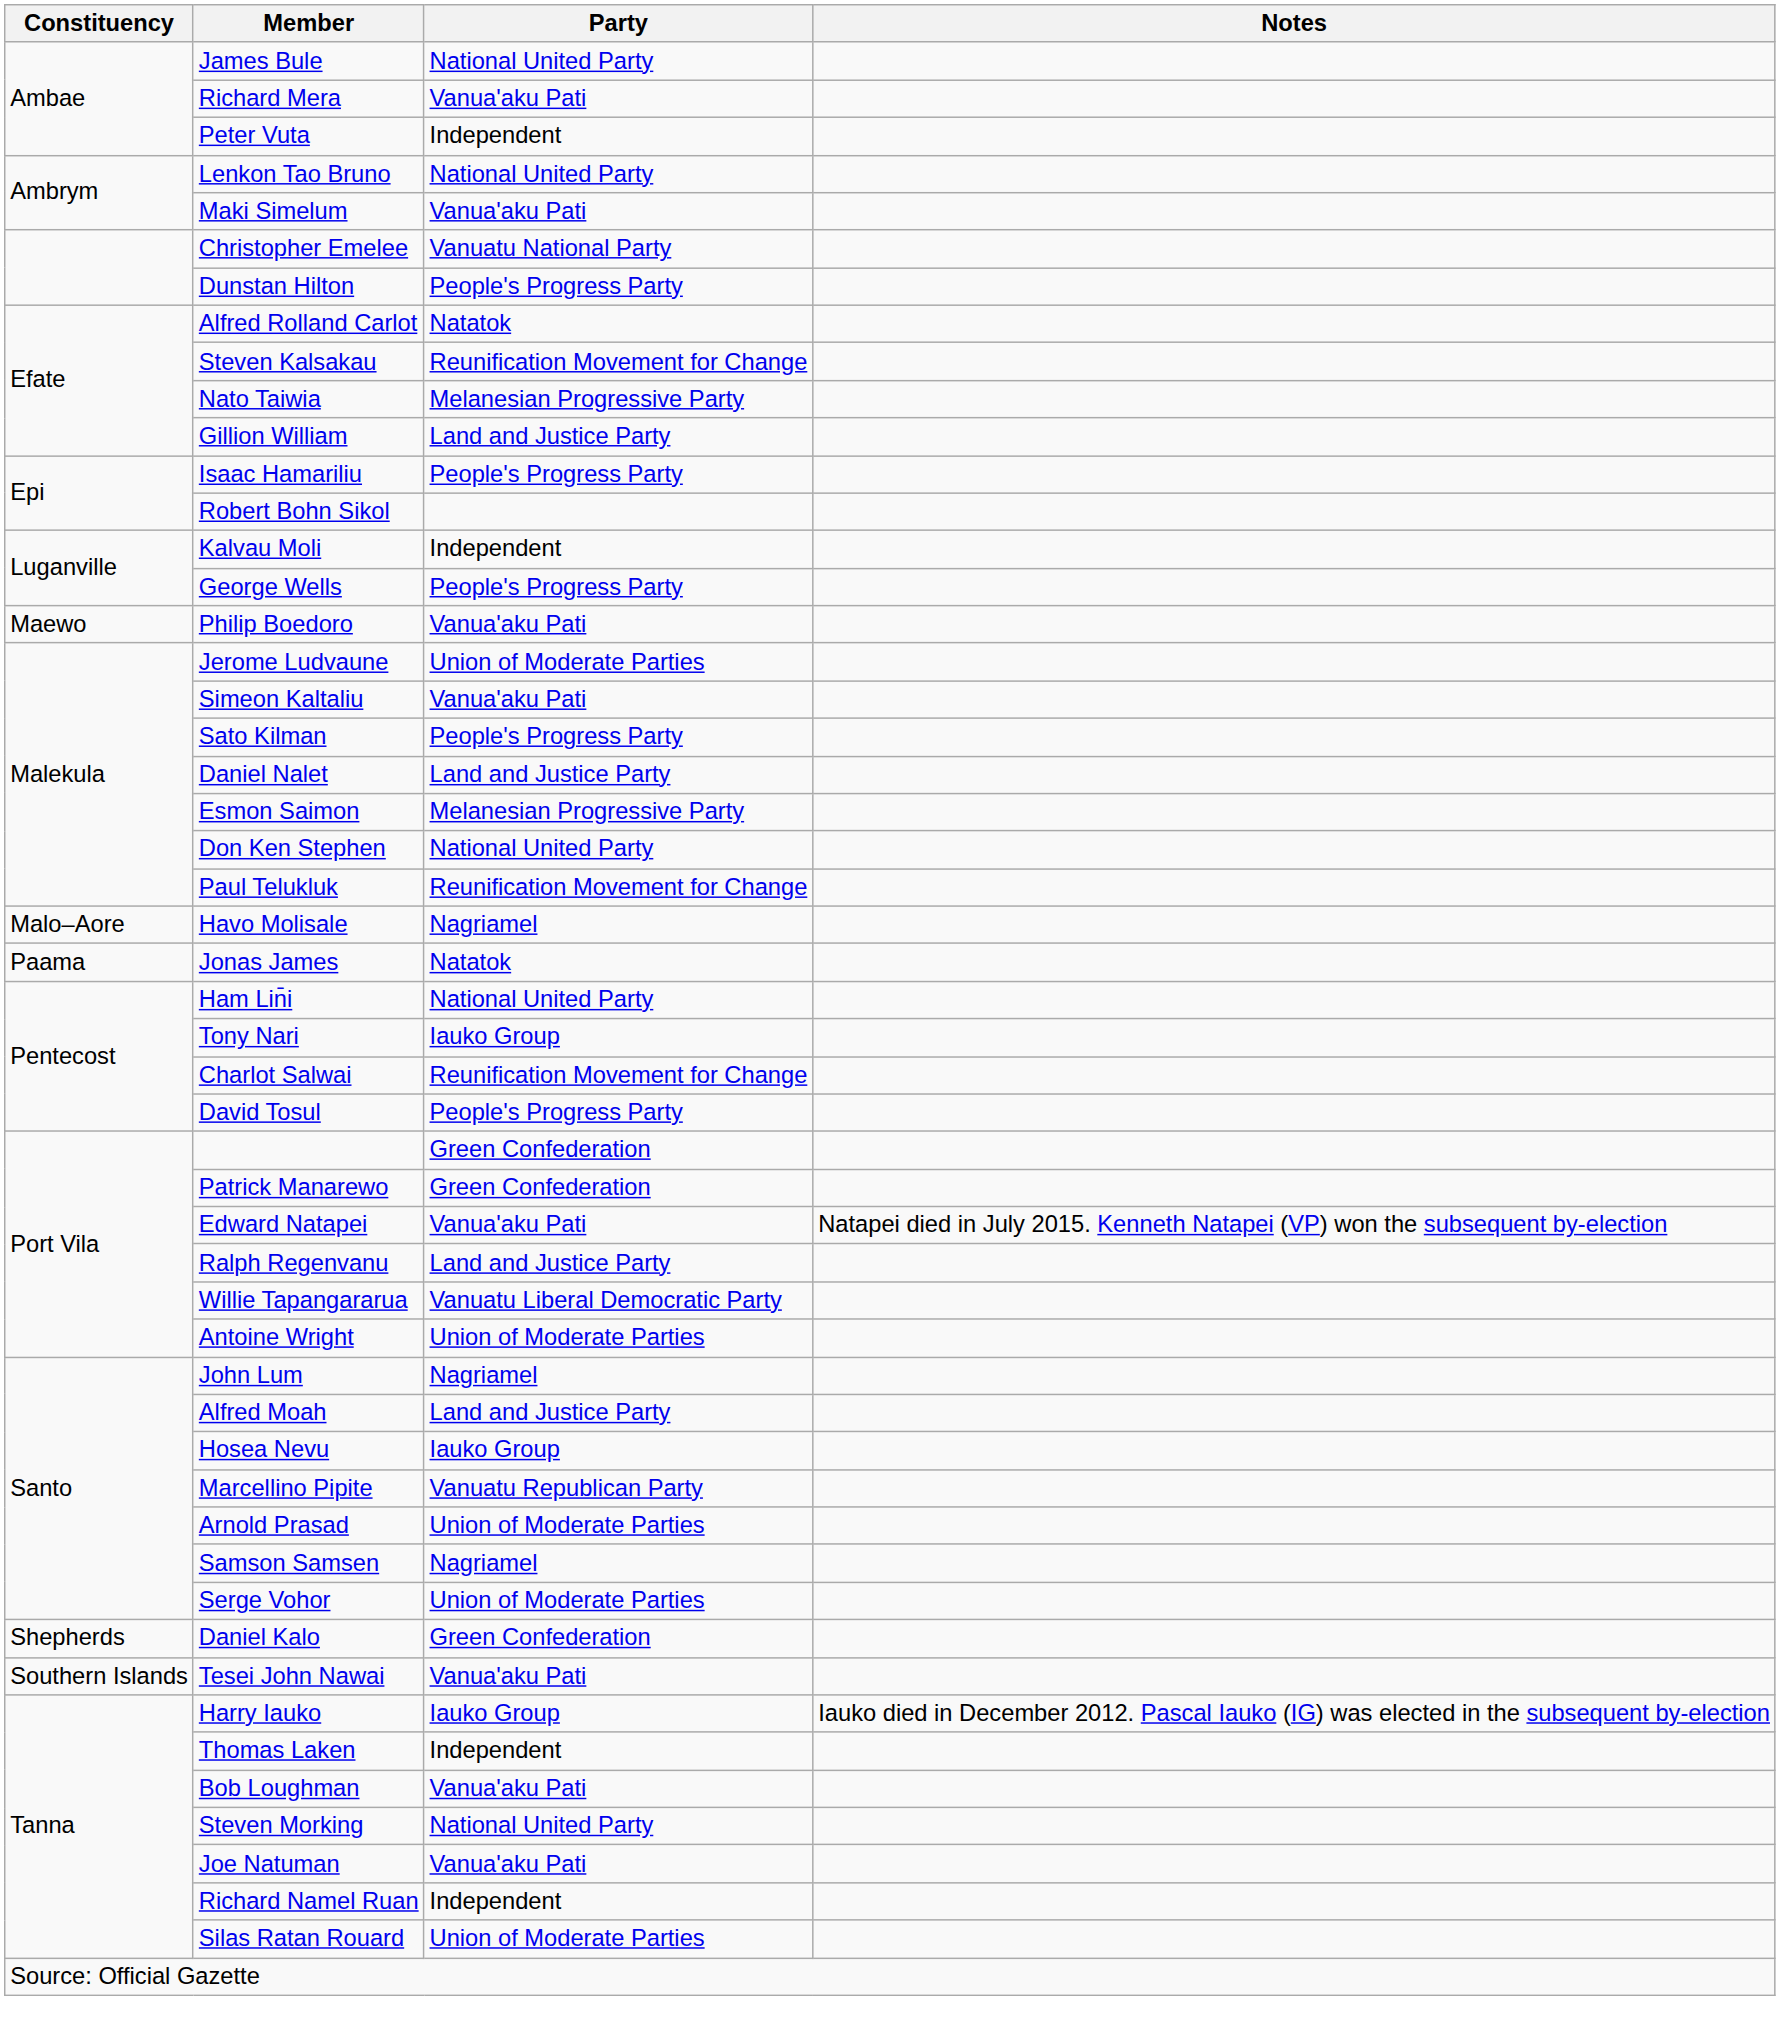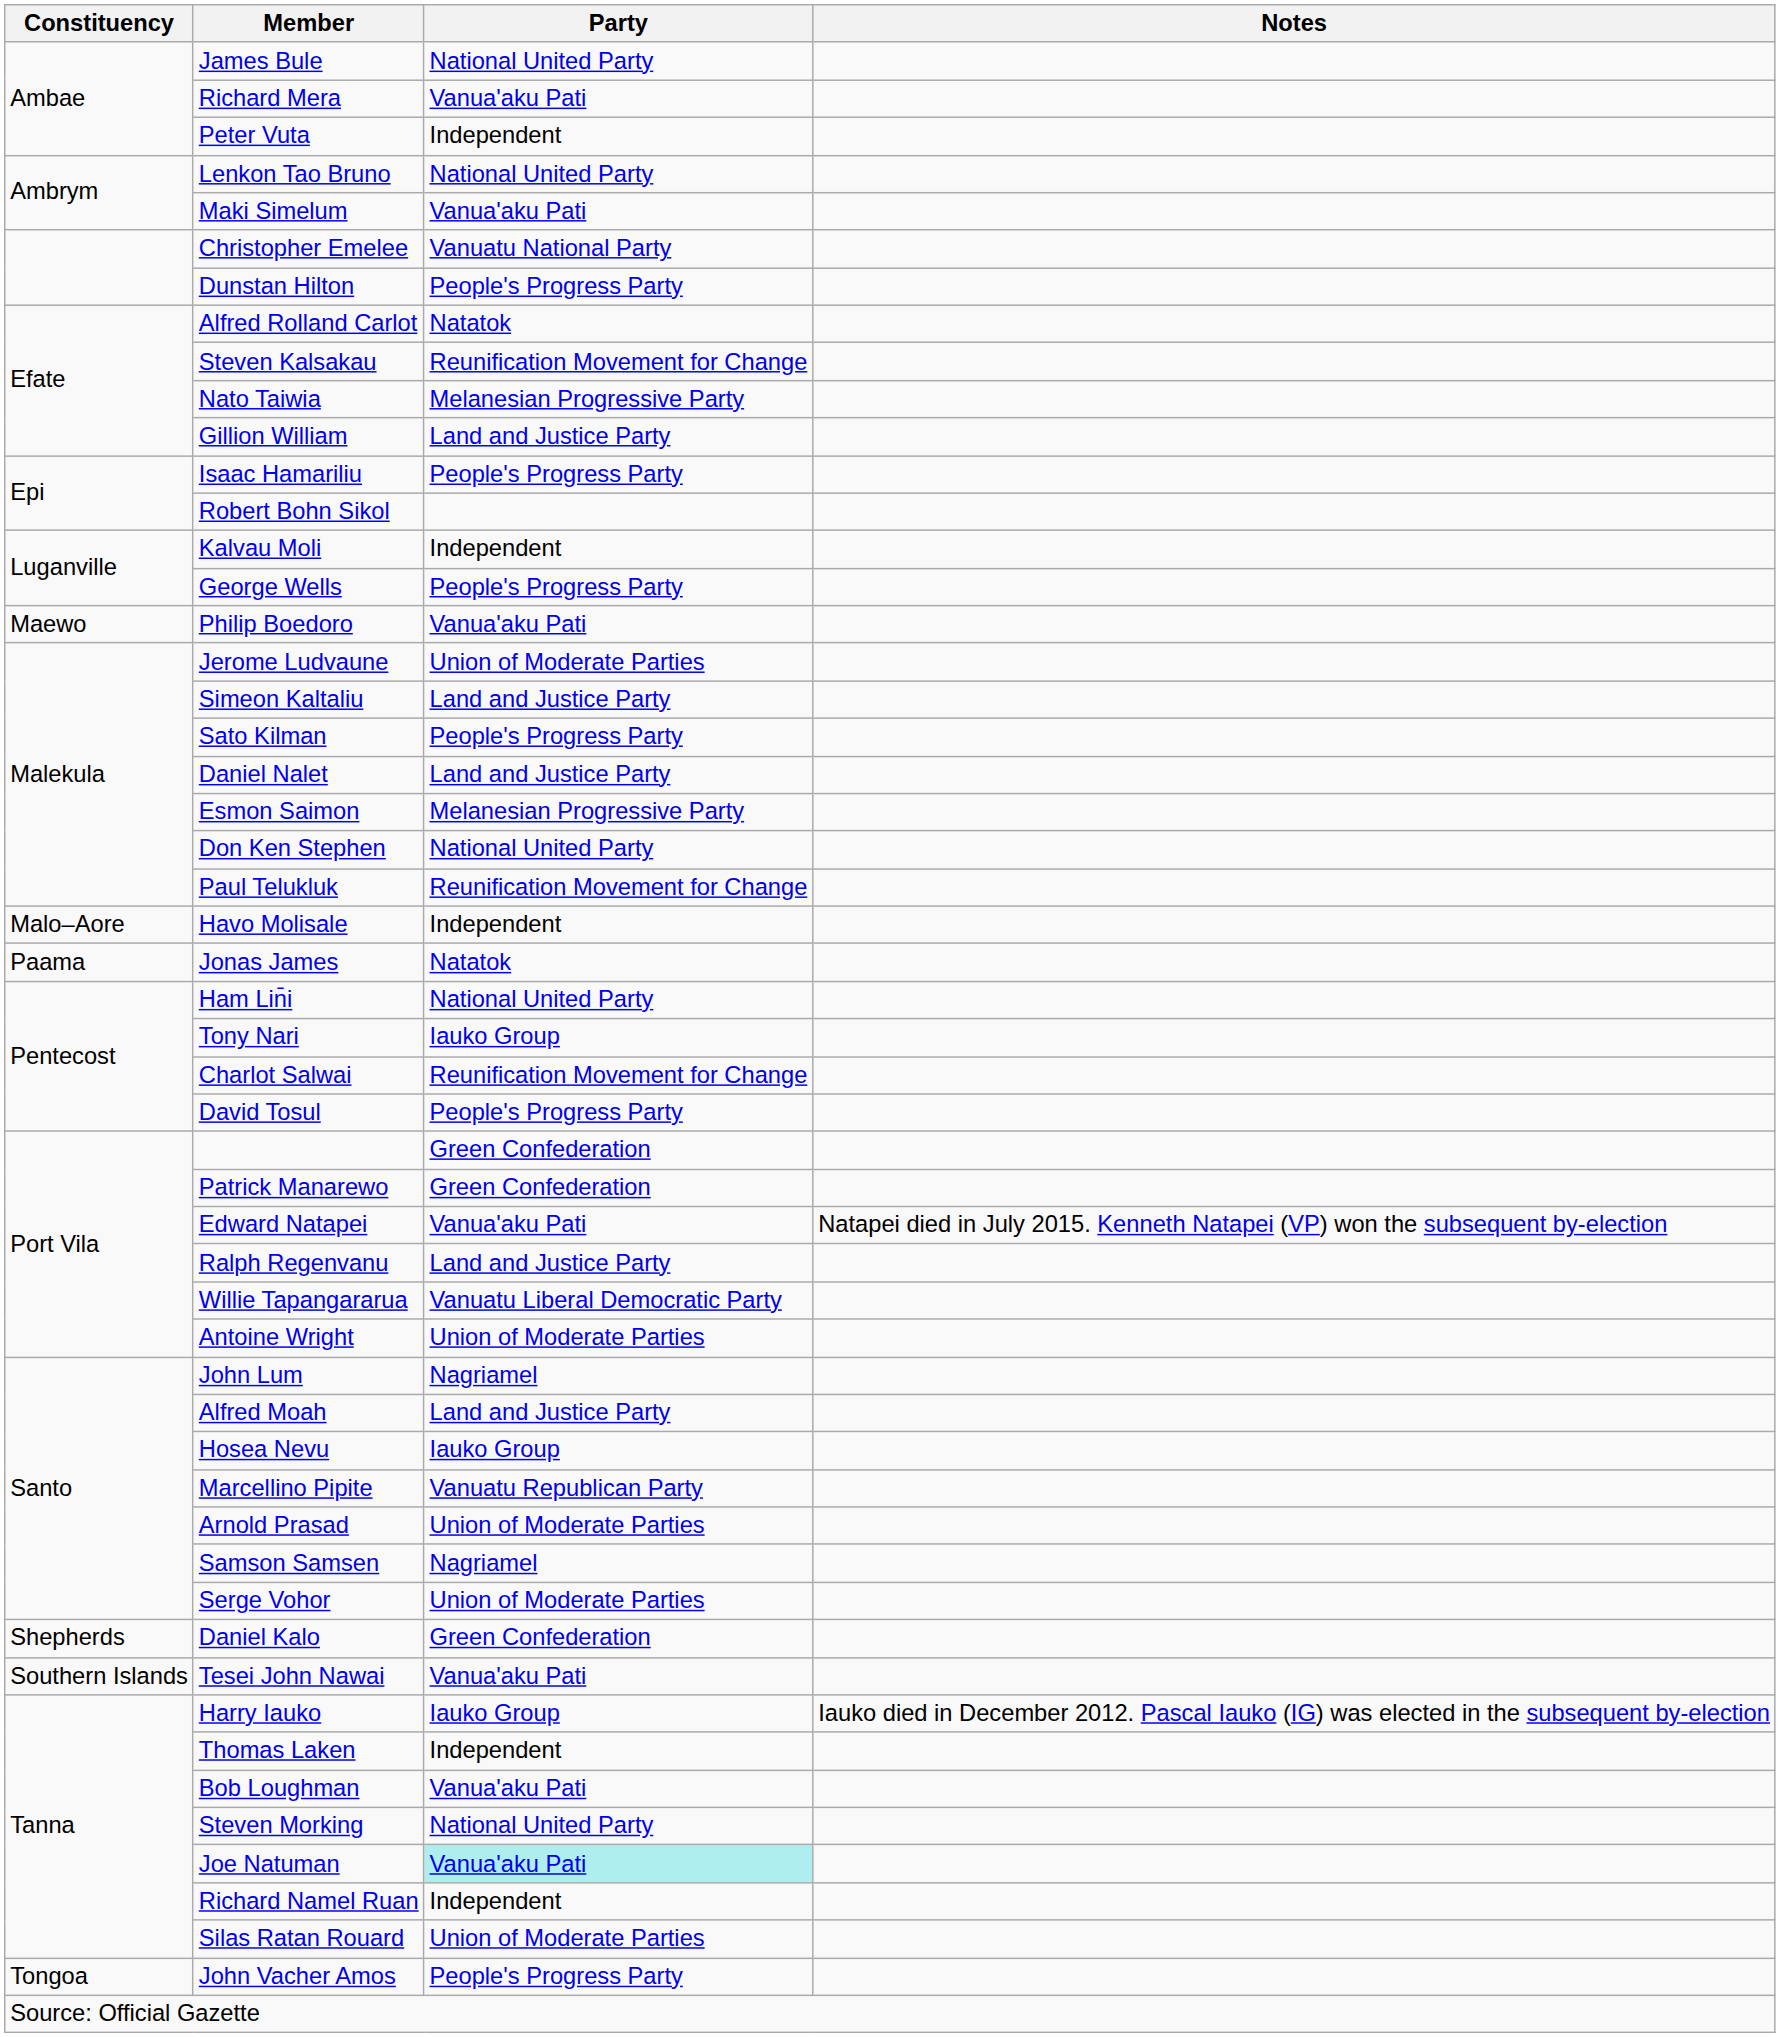(508, 699) Vanua'aku Pati -> (550, 699) Land and Justice Party
(484, 924) Nagriamel -> (495, 924) Independent
(508, 1863) no background -> (508, 1863) paleturquoise background
+ row: (297, 1976)
